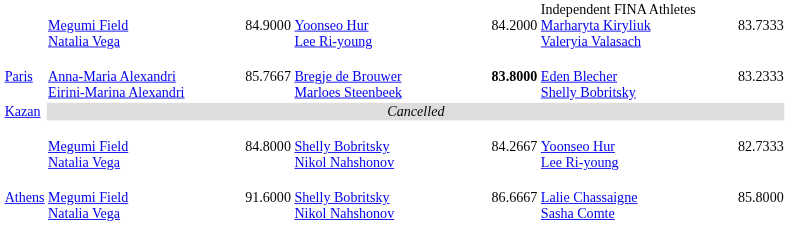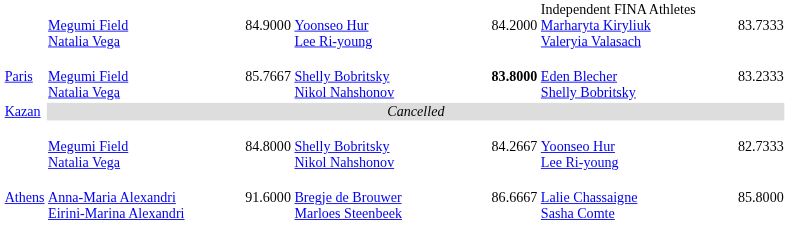(116, 84) Anna-Maria Alexandri Eirini-Marina Alexandri -> (88, 84) Megumi Field Natalia Vega
(348, 84) Bregje de Brouwer Marloes Steenbeek -> (344, 84) Shelly Bobritsky Nikol Nahshonov
(88, 205) Megumi Field Natalia Vega -> (116, 205) Anna-Maria Alexandri Eirini-Marina Alexandri
(344, 205) Shelly Bobritsky Nikol Nahshonov -> (348, 205) Bregje de Brouwer Marloes Steenbeek
